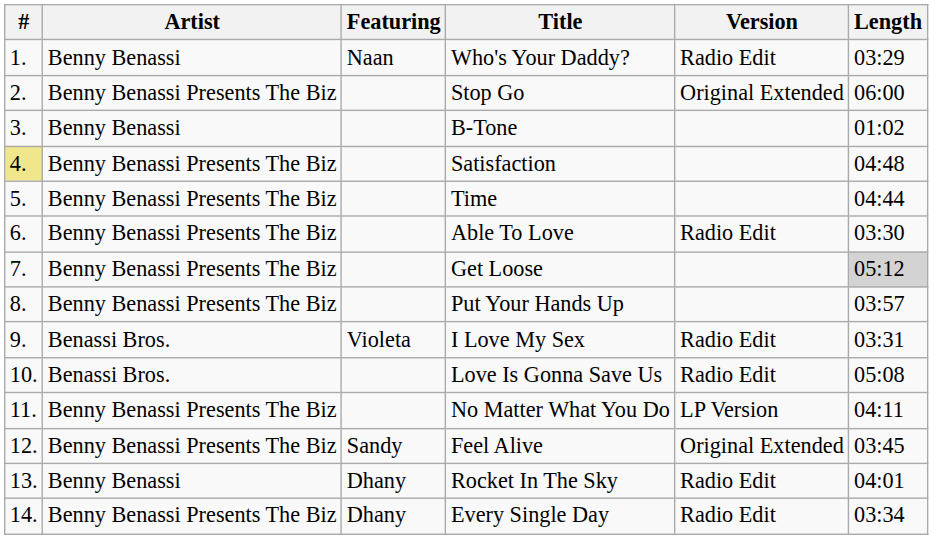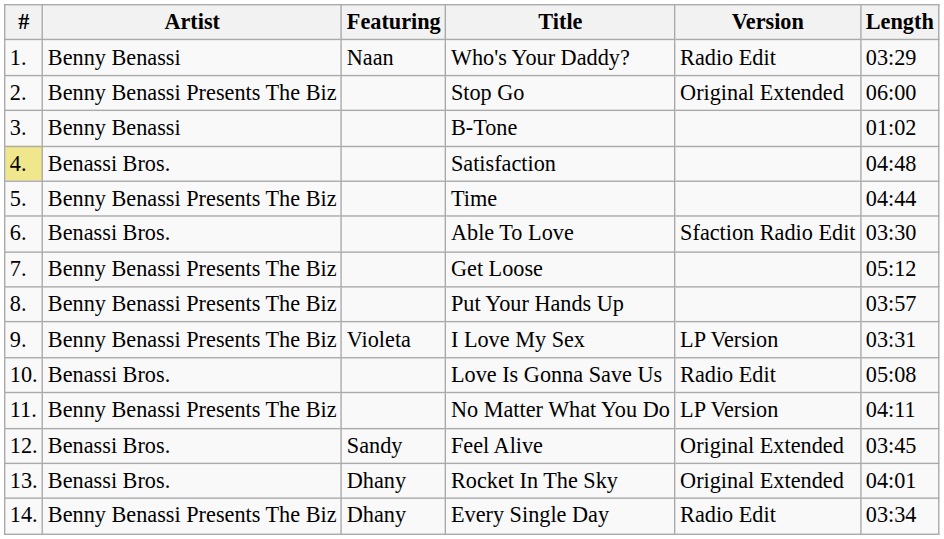(192, 163) Benny Benassi Presents The Biz -> (109, 163) Benassi Bros.
(192, 233) Benny Benassi Presents The Biz -> (109, 233) Benassi Bros.
(728, 233) Radio Edit -> (768, 233) Sfaction Radio Edit
(879, 269) lightgrey background -> (891, 269) no background
(109, 339) Benassi Bros. -> (192, 339) Benny Benassi Presents The Biz
(728, 339) Radio Edit -> (729, 339) LP Version
(192, 445) Benny Benassi Presents The Biz -> (109, 445) Benassi Bros.
(114, 480) Benny Benassi -> (109, 480) Benassi Bros.
(728, 480) Radio Edit -> (762, 480) Original Extended
